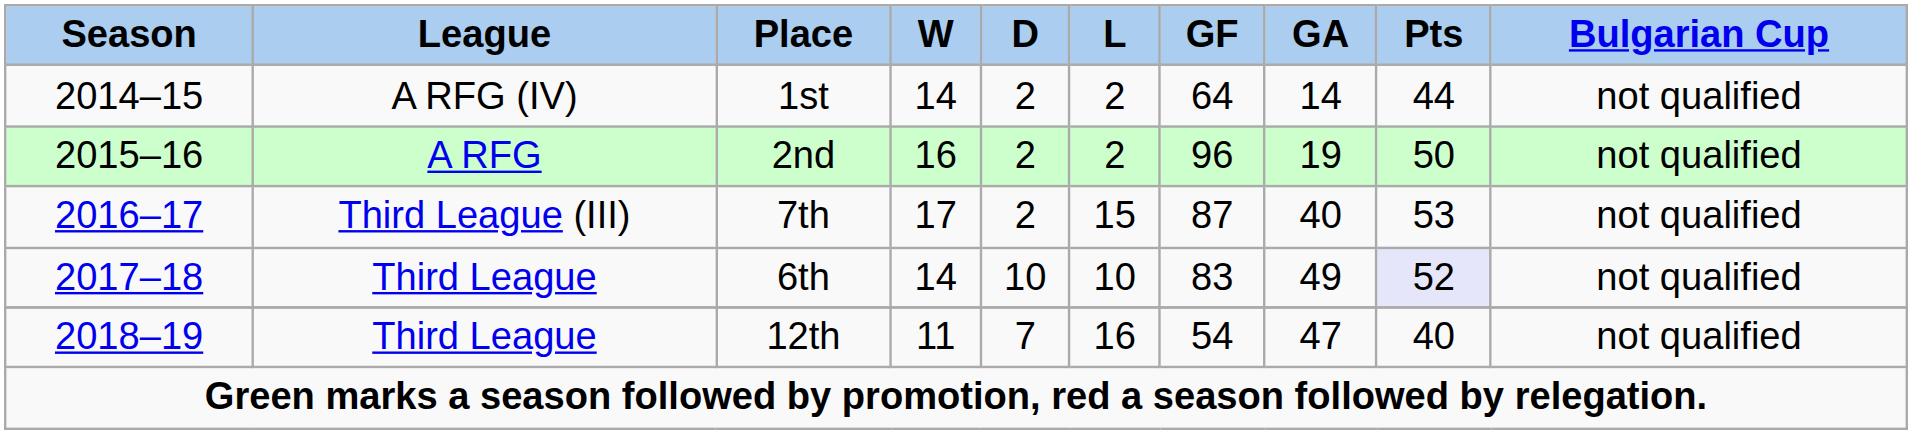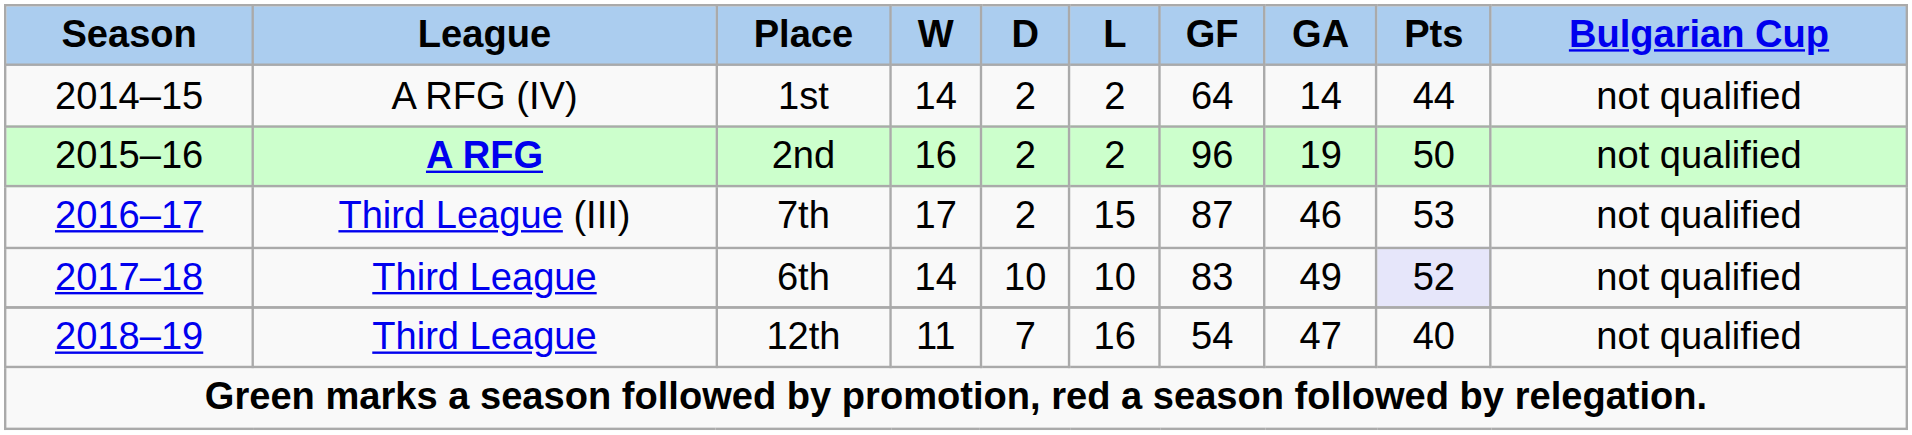(484, 155) normal -> (484, 155) bold
(1321, 215) 40 -> (1321, 215) 46
